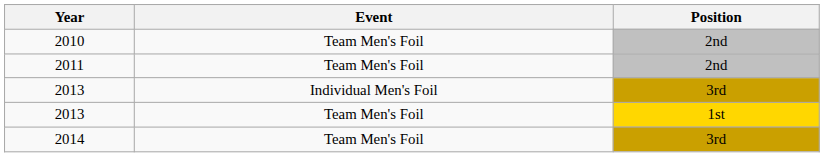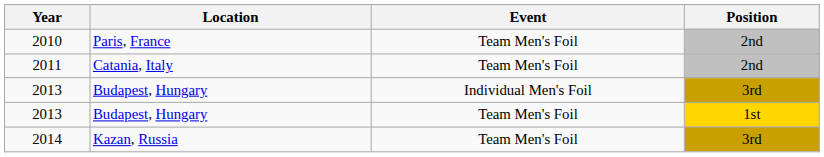+ column: (230, 17)
